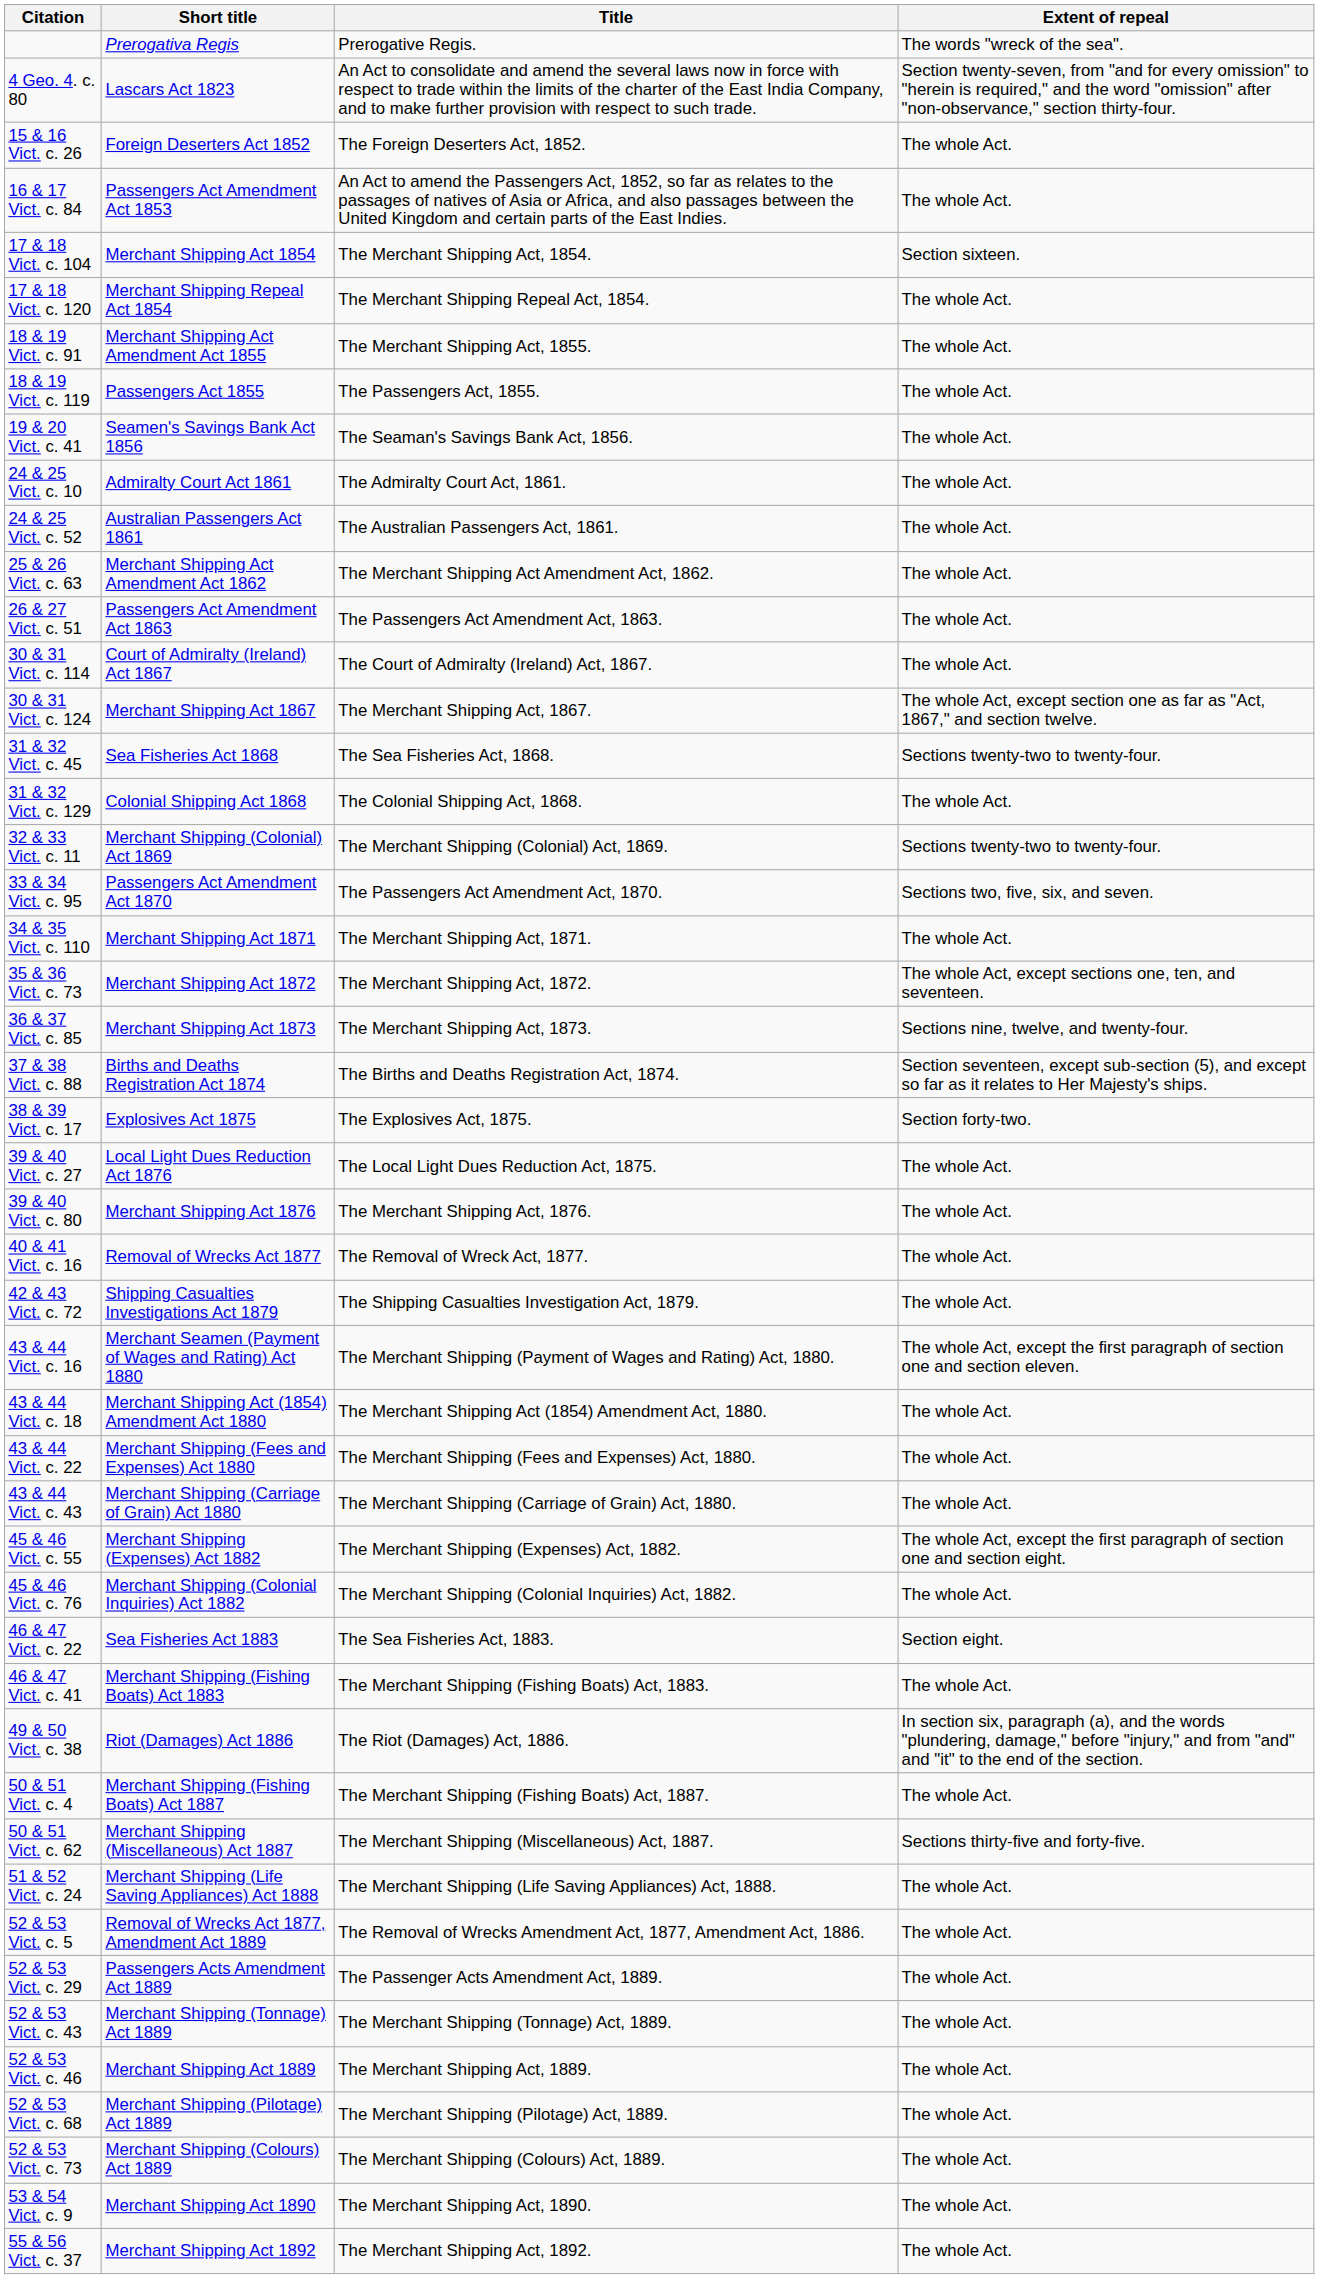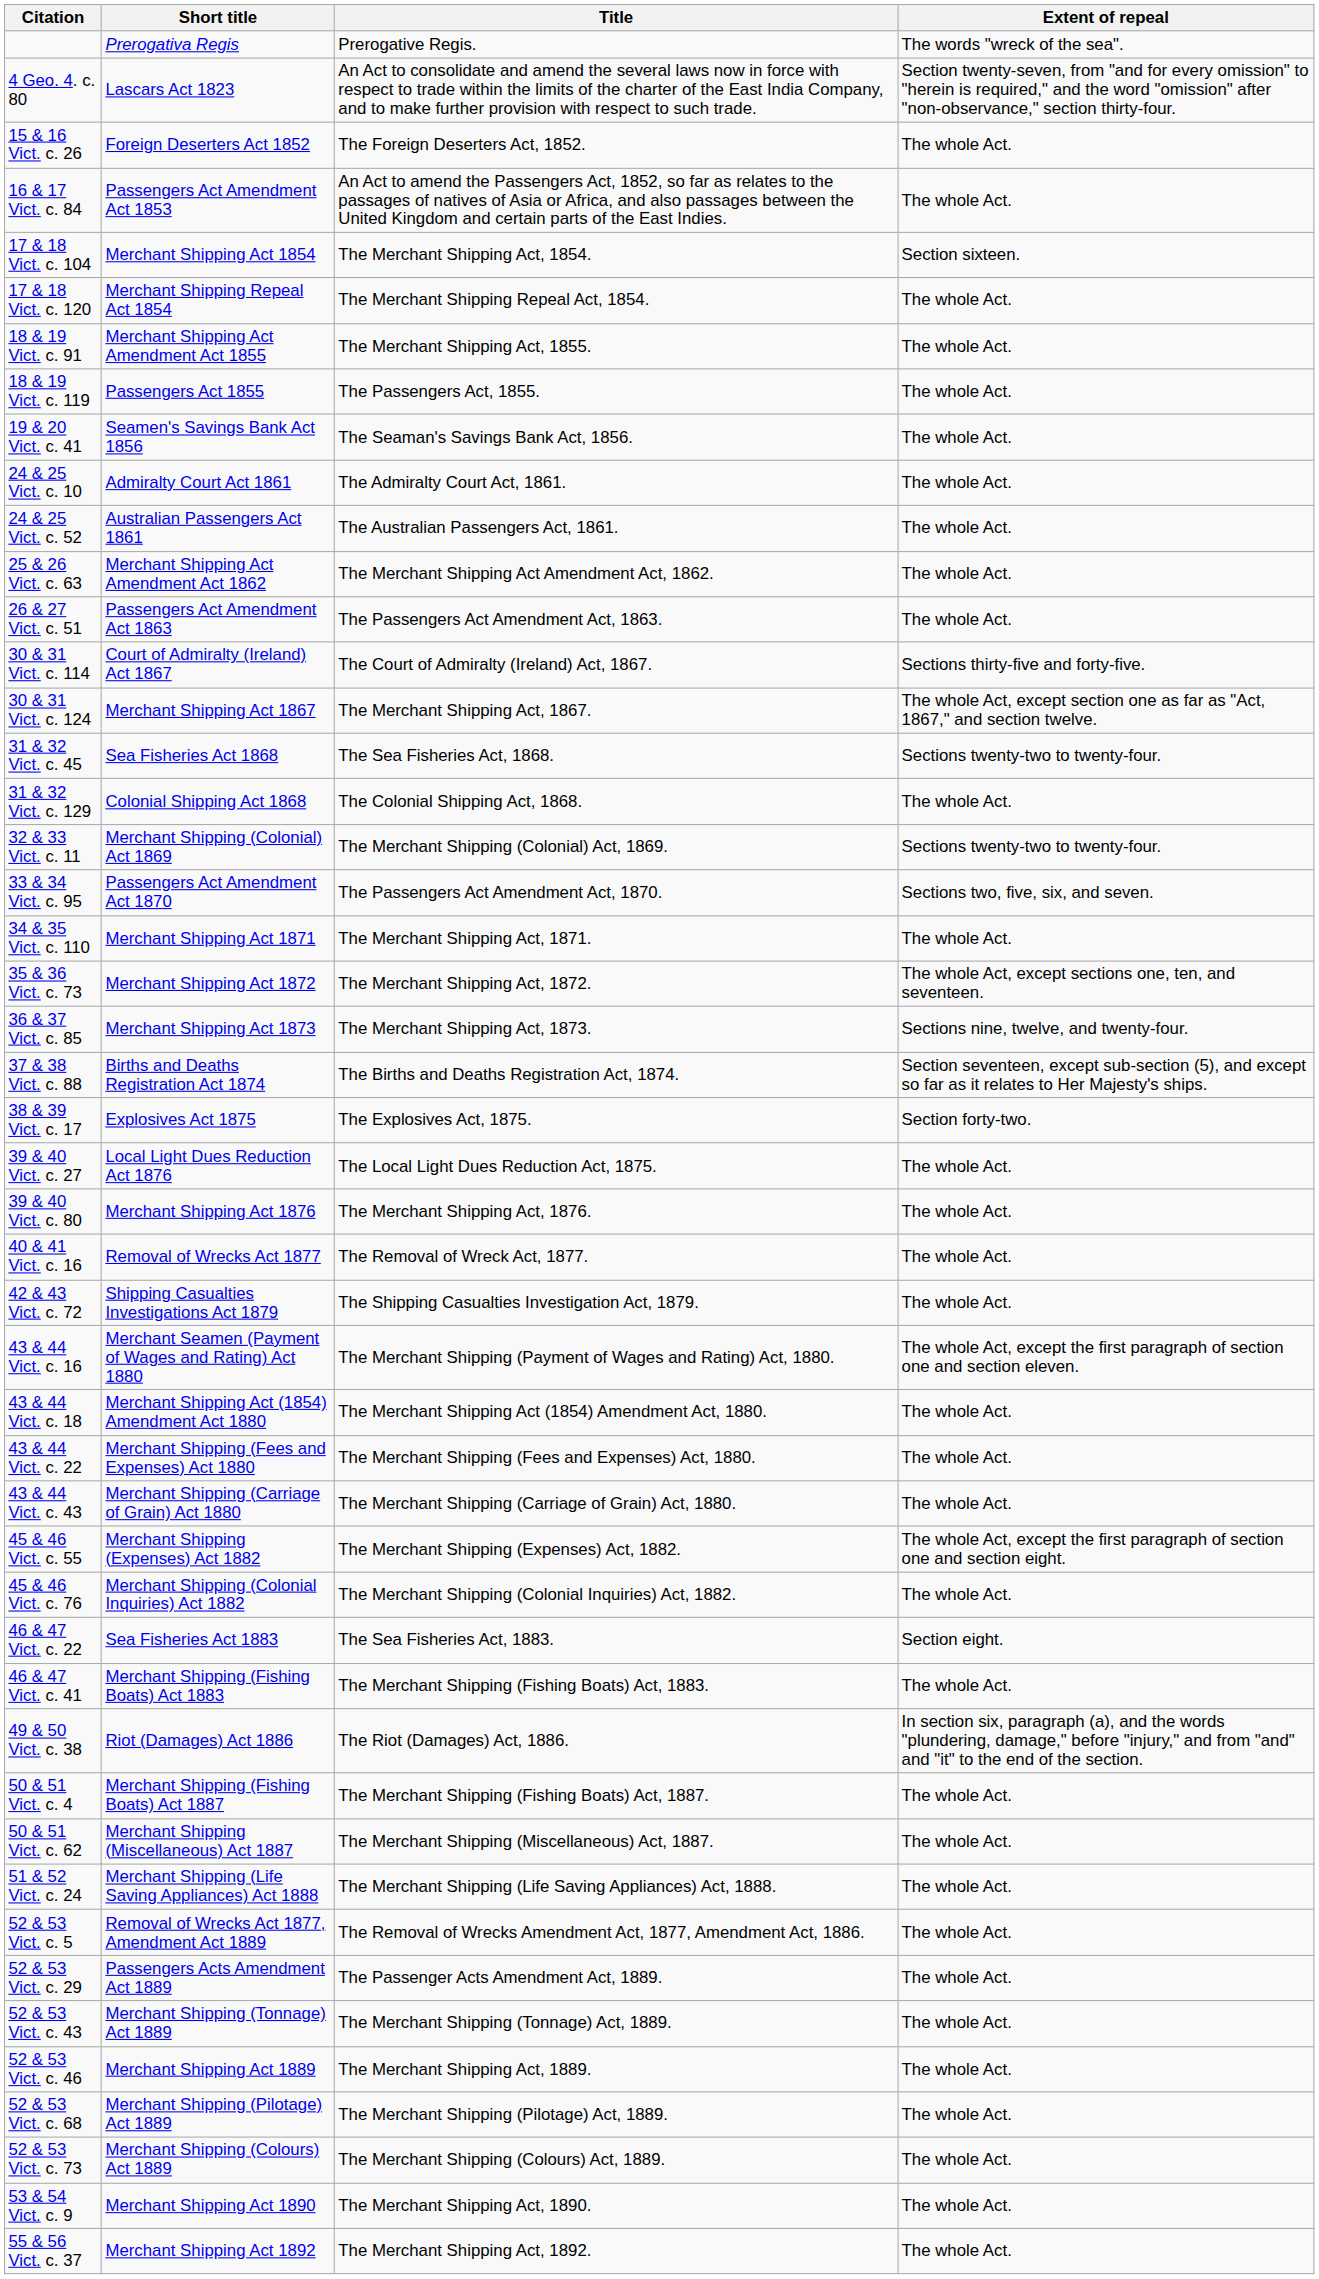(957, 664) The whole Act. -> (1023, 664) Sections thirty-five and forty-five.
(1023, 1841) Sections thirty-five and forty-five. -> (957, 1841) The whole Act.
